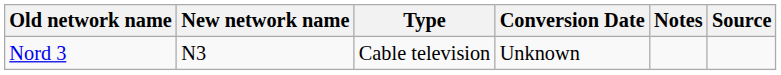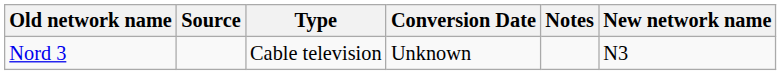columns swapped: (265, 20) <-> (742, 20)
